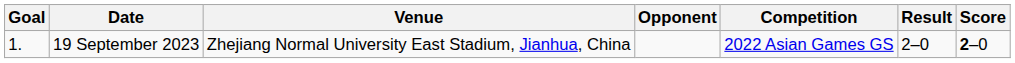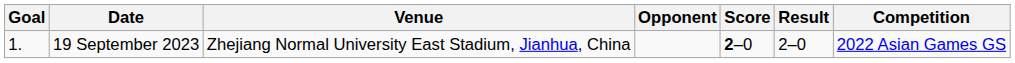columns swapped: (983, 17) <-> (809, 17)
